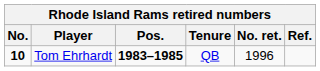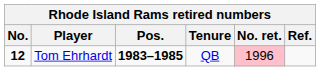(18, 55) 10 -> (18, 55) 12
(259, 55) no background -> (259, 55) pink background
